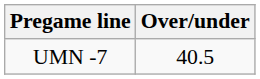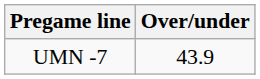(195, 56) 40.5 -> (195, 56) 43.9
